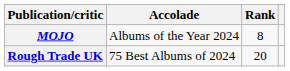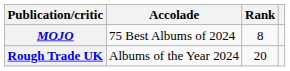(174, 35) Albums of the Year 2024 -> (172, 35) 75 Best Albums of 2024
(172, 55) 75 Best Albums of 2024 -> (174, 55) Albums of the Year 2024
